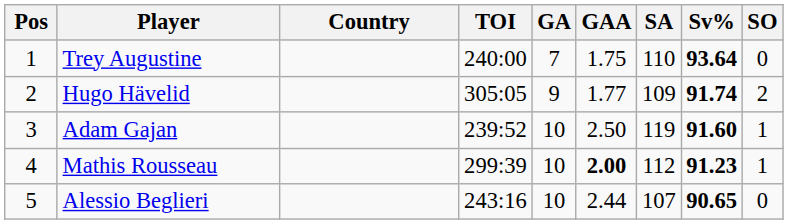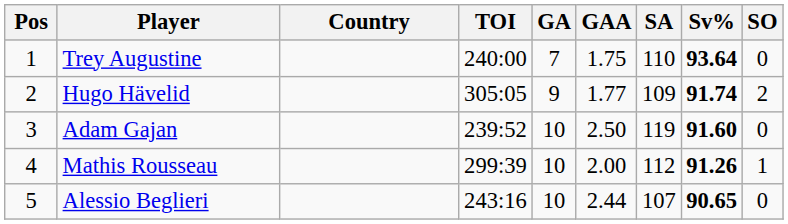(762, 129) 1 -> (762, 129) 0
(606, 165) bold -> (606, 165) normal
(712, 165) 91.23 -> (712, 165) 91.26
